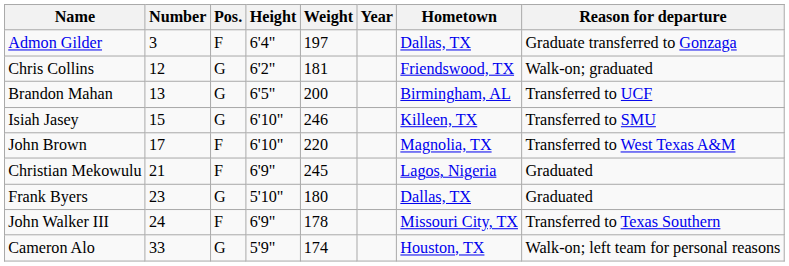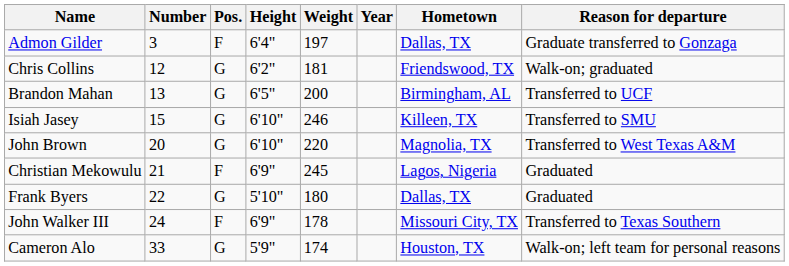(157, 145) 17 -> (157, 145) 20
(218, 145) F -> (220, 145) G
(157, 196) 23 -> (157, 196) 22
